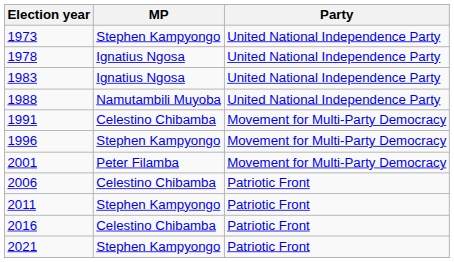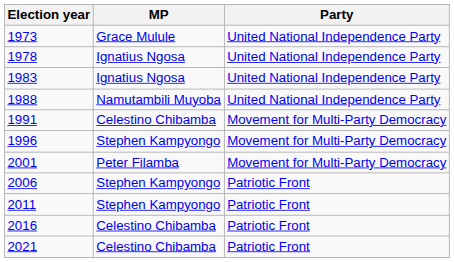(158, 36) Stephen Kampyongo -> (136, 36) Grace Mulule
(156, 183) Celestino Chibamba -> (158, 183) Stephen Kampyongo
(158, 246) Stephen Kampyongo -> (156, 246) Celestino Chibamba
